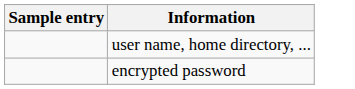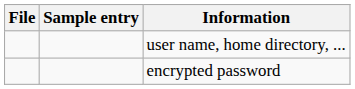+ column: (22, 17)
